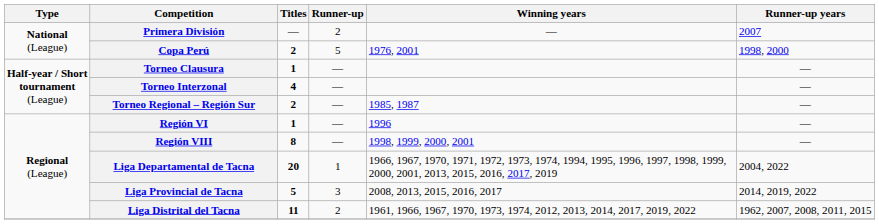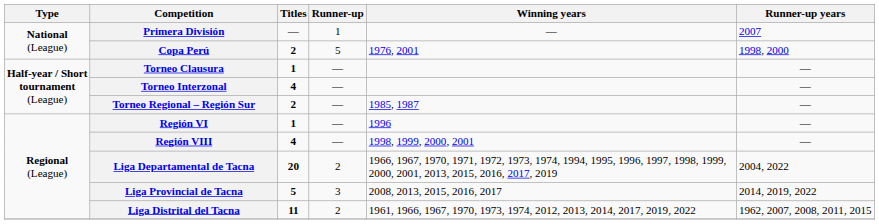(338, 32) 2 -> (338, 32) 1
(293, 141) 8 -> (293, 141) 4
(338, 166) 1 -> (338, 166) 2
